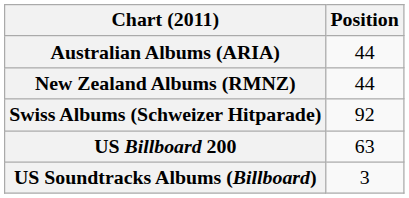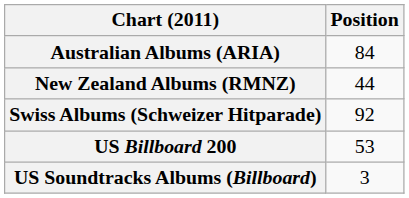(365, 51) 44 -> (365, 51) 84
(365, 146) 63 -> (365, 146) 53
